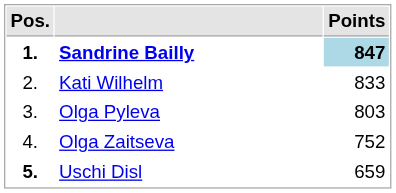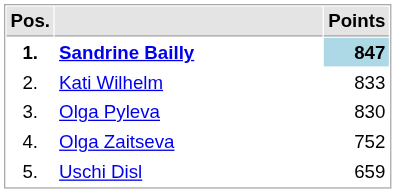(370, 112) 803 -> (370, 112) 830
(30, 172) bold -> (30, 172) normal
